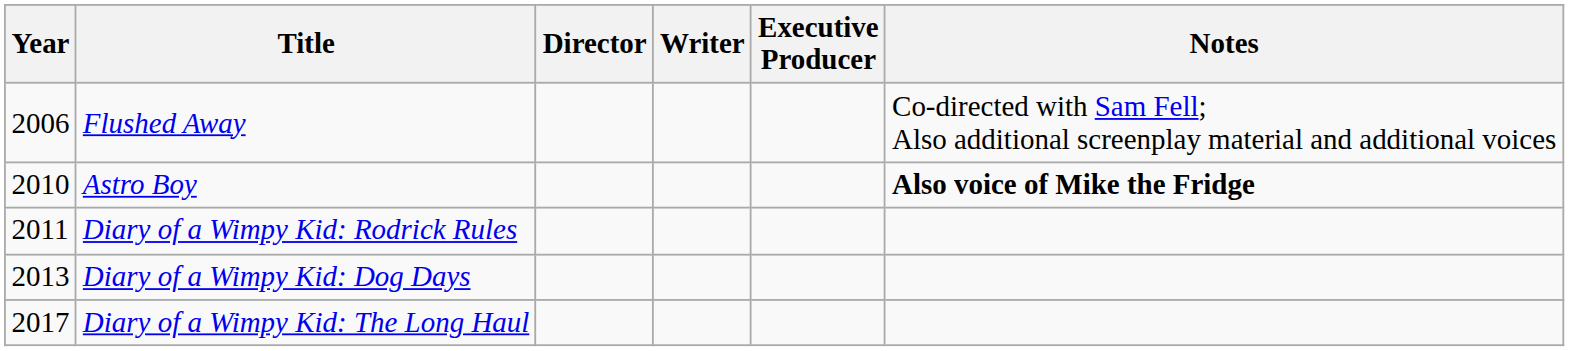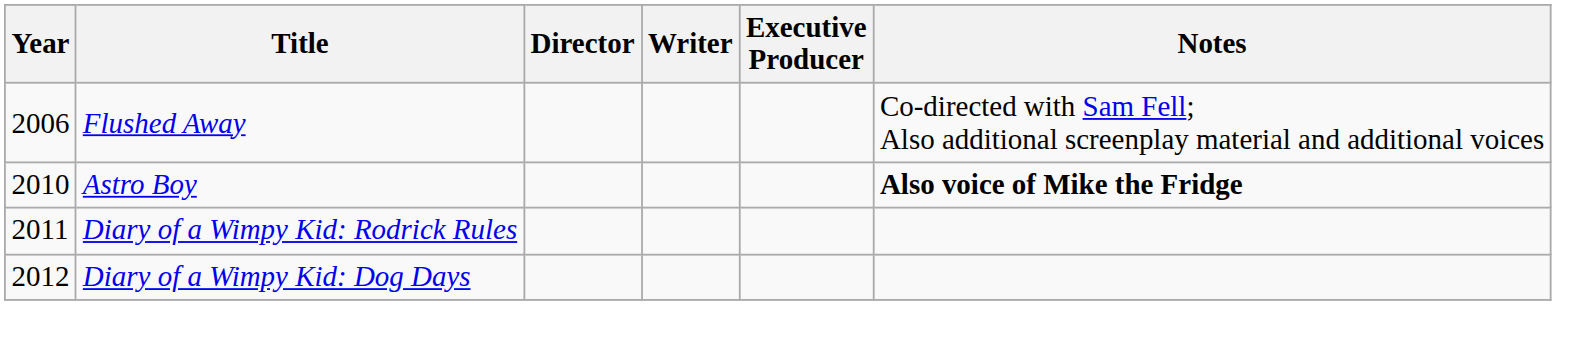(41, 276) 2013 -> (41, 276) 2012
- row: (306, 322)
